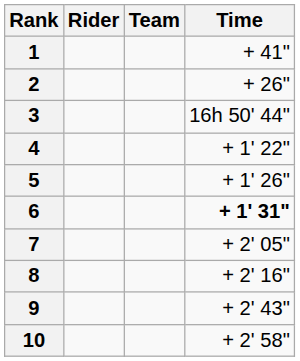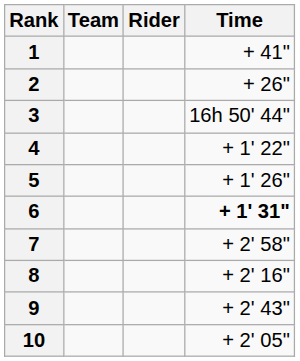columns swapped: (94, 20) <-> (154, 20)
(256, 244) + 2' 05" -> (256, 244) + 2' 58"
(256, 340) + 2' 58" -> (256, 340) + 2' 05"
